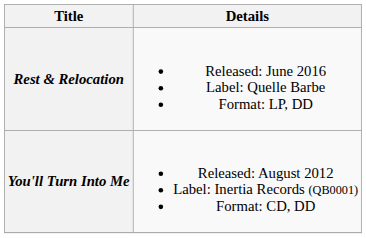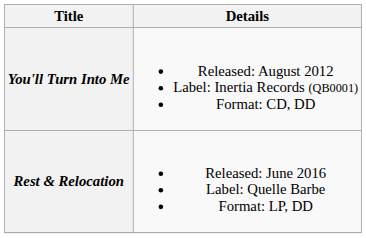rows swapped: (69, 181) <-> (69, 79)
